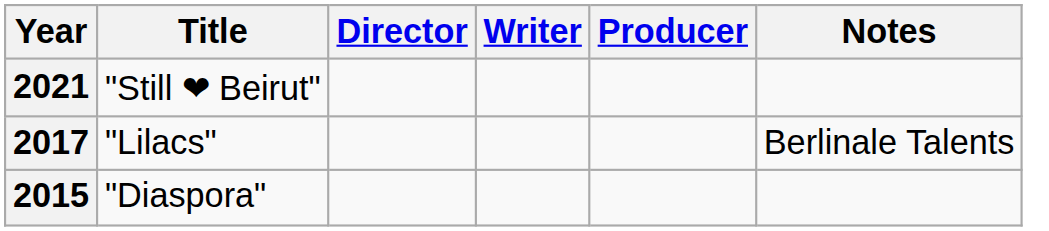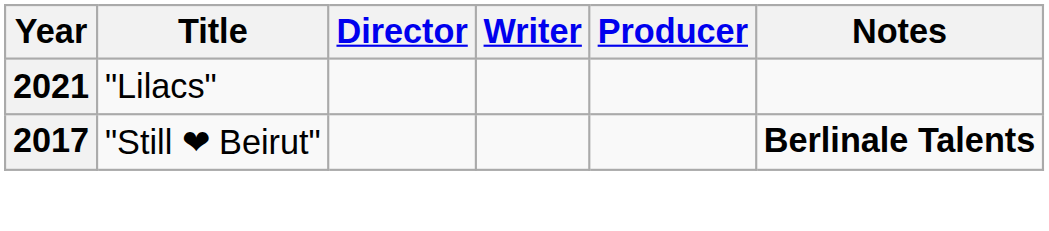(213, 88) "Still ❤ Beirut" -> (161, 85) "Lilacs"
(161, 142) "Lilacs" -> (213, 142) "Still ❤ Beirut"
(889, 142) normal -> (900, 141) bold
- row: (51, 196)
